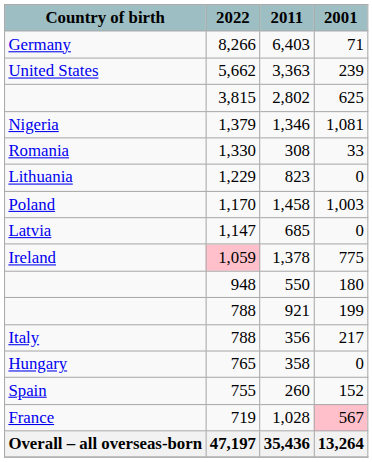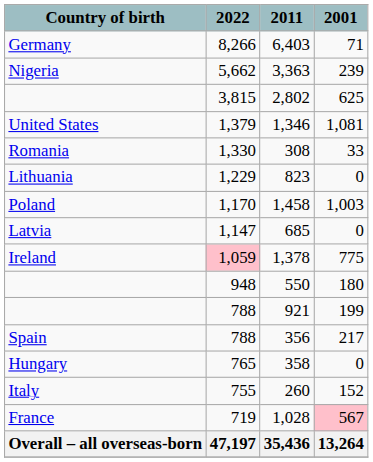(53, 71) United States -> (34, 71) Nigeria
(34, 124) Nigeria -> (53, 124) United States
(24, 337) Italy -> (28, 337) Spain
(28, 390) Spain -> (24, 390) Italy
